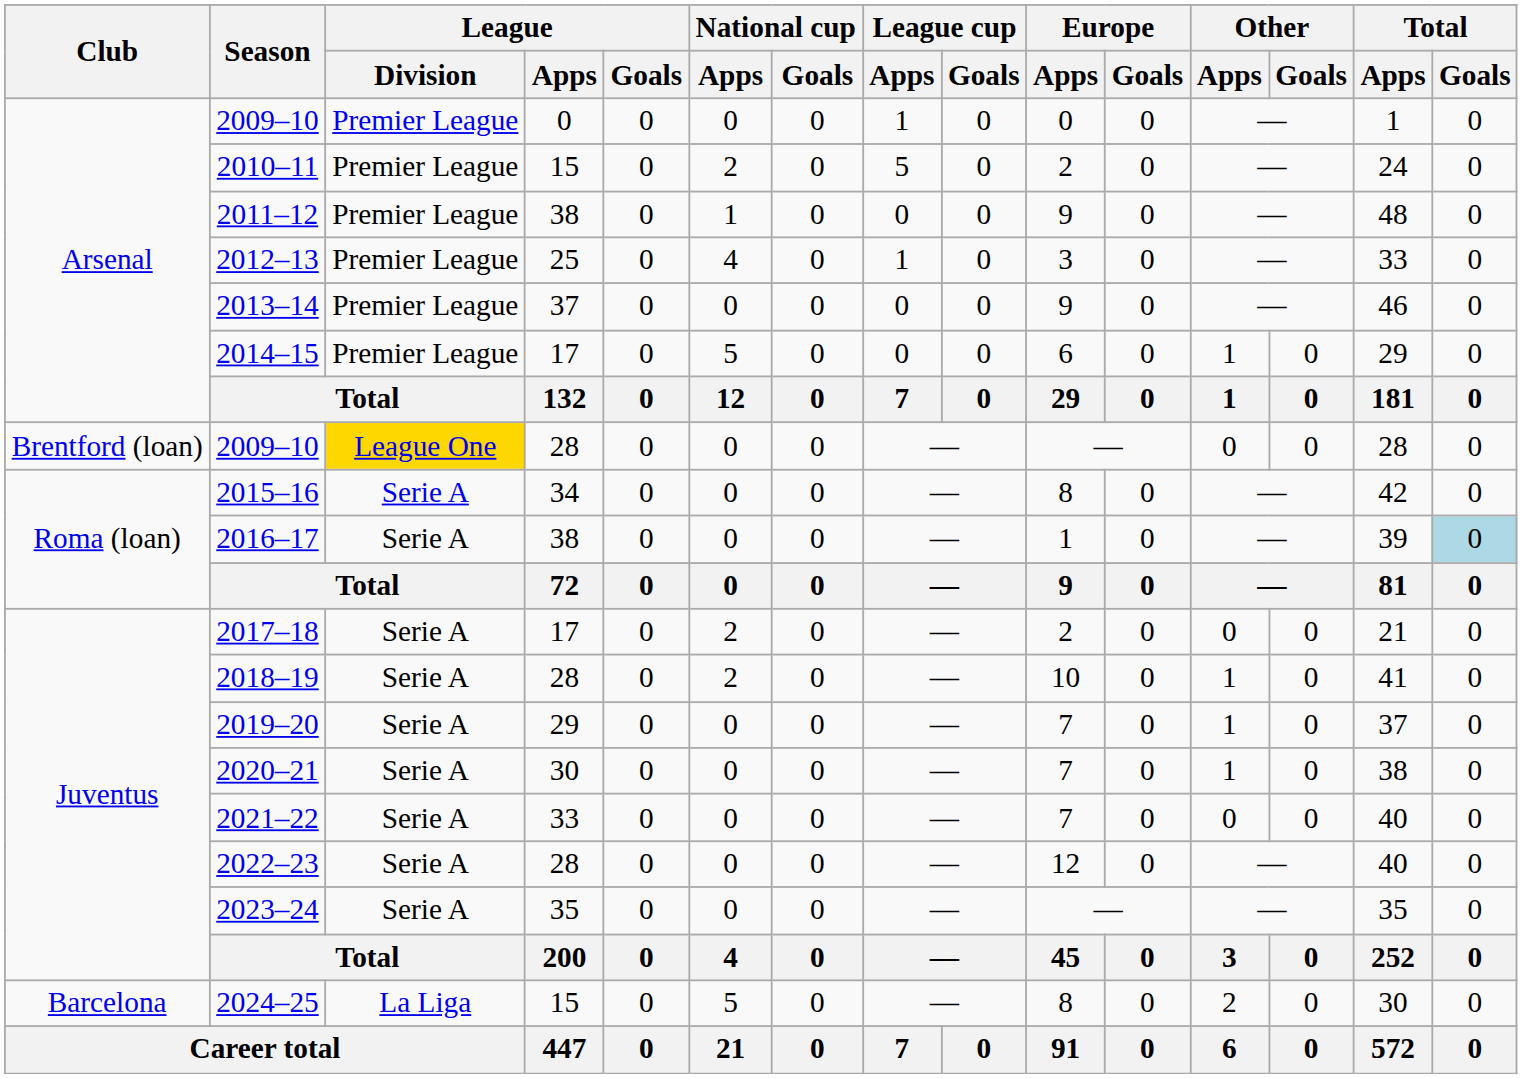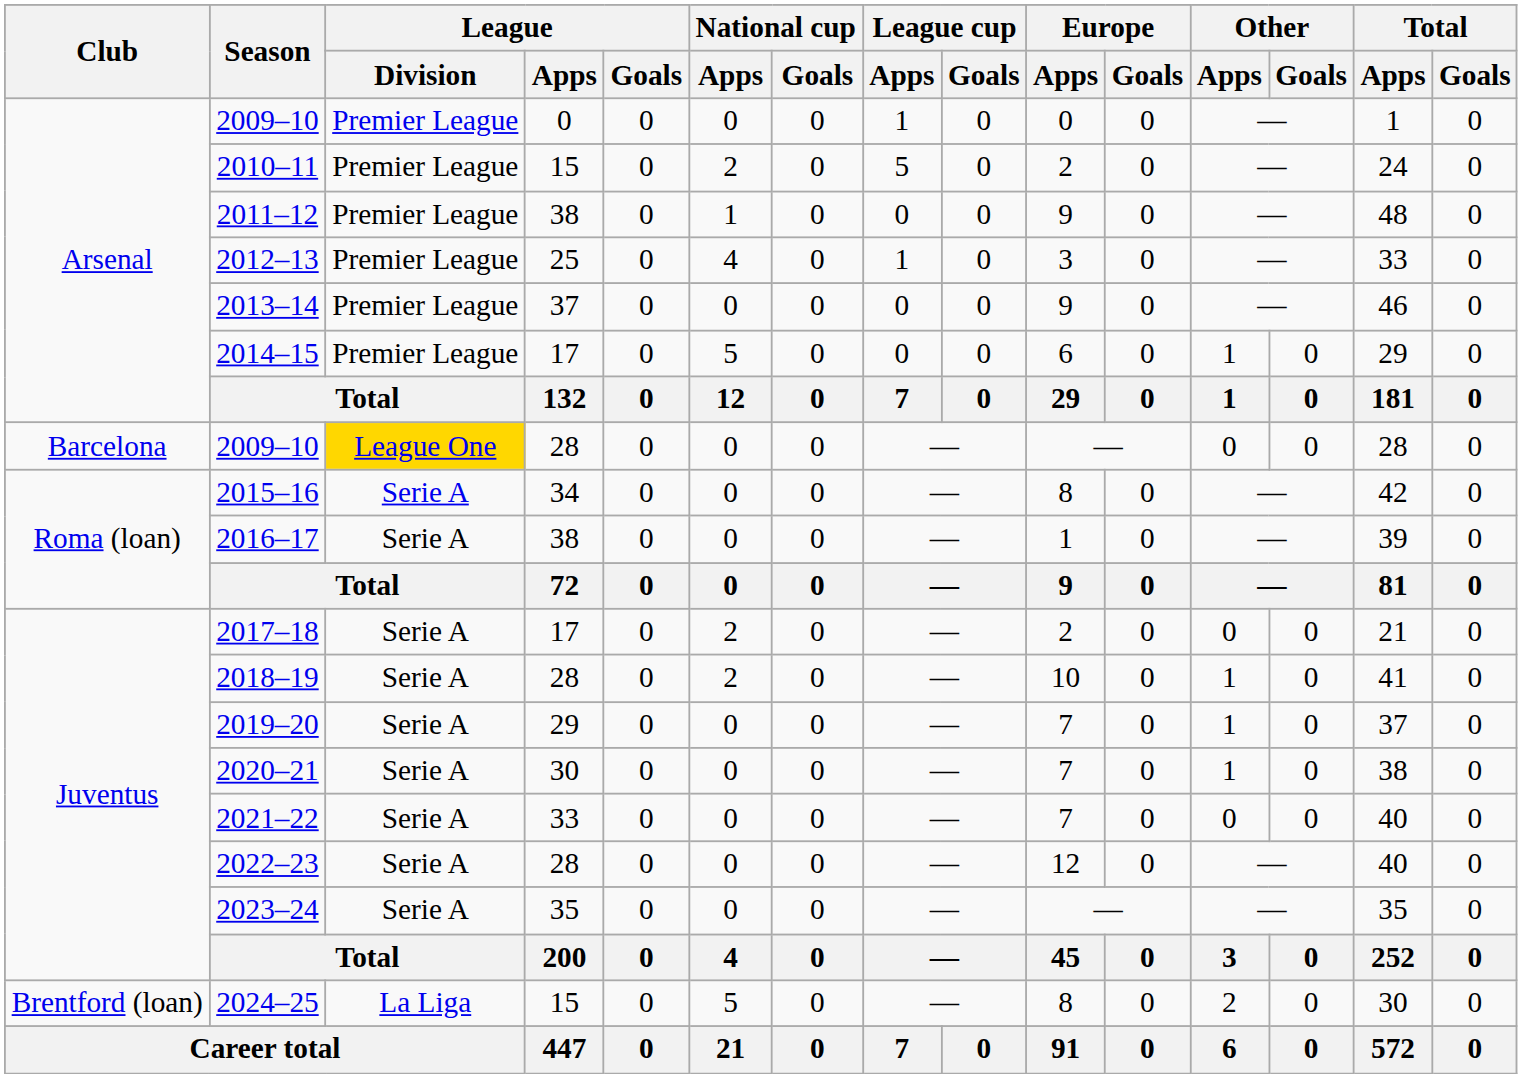(107, 445) Brentford (loan) -> (107, 445) Barcelona
(1475, 538) lightblue background -> (1475, 538) no background
(107, 1002) Barcelona -> (107, 1002) Brentford (loan)
